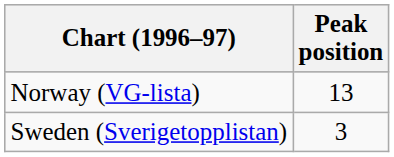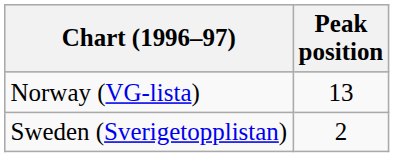(341, 131) 3 -> (341, 131) 2
